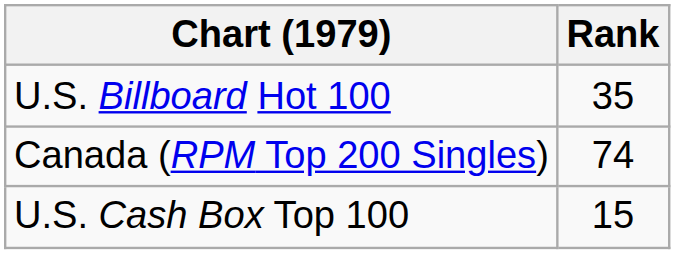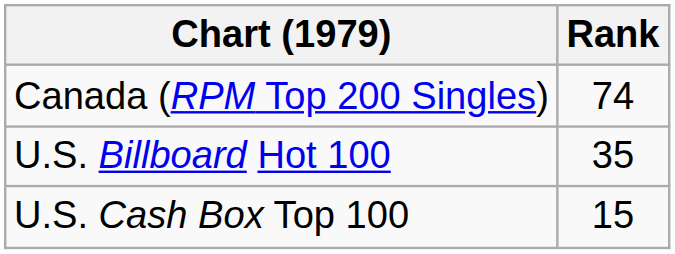rows swapped: (281, 155) <-> (202, 95)
